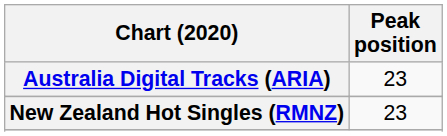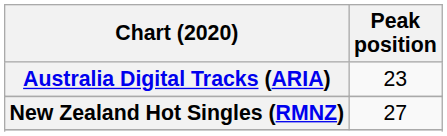(395, 112) 23 -> (395, 112) 27
